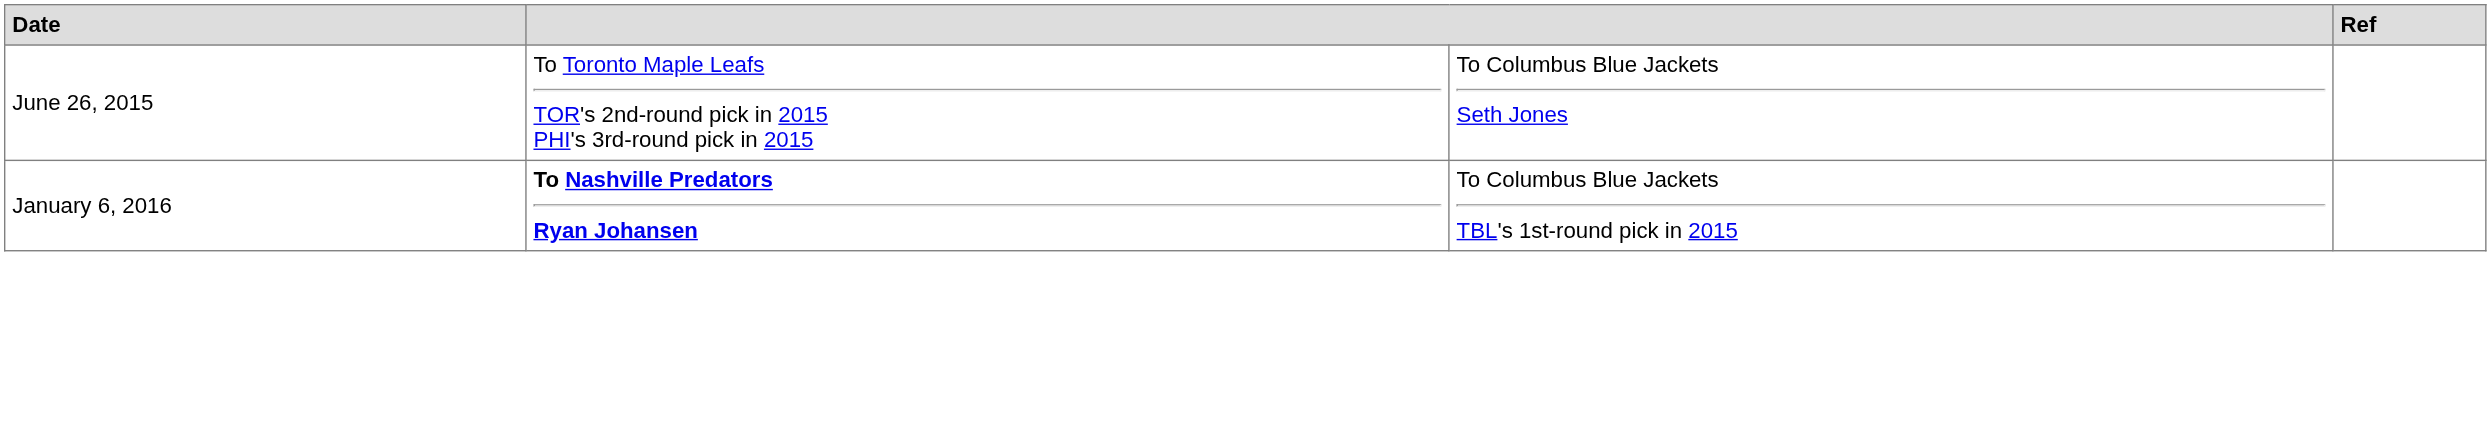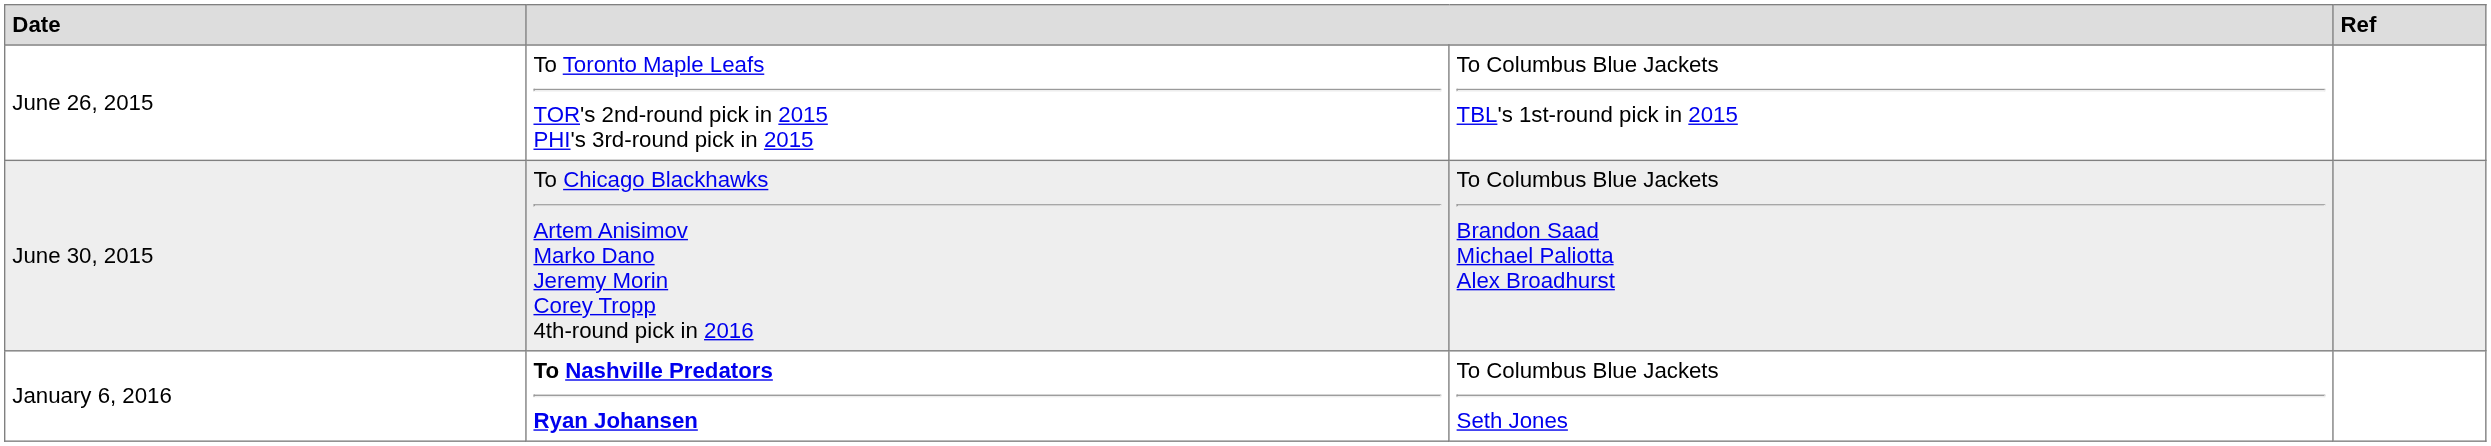(1891, 89) To Columbus Blue Jackets Seth Jones -> (1891, 89) To Columbus Blue Jackets TBL's 1st-round pick in 2015
+ row: (83, 255)
(1891, 205) To Columbus Blue Jackets TBL's 1st-round pick in 2015 -> (1891, 395) To Columbus Blue Jackets Seth Jones
